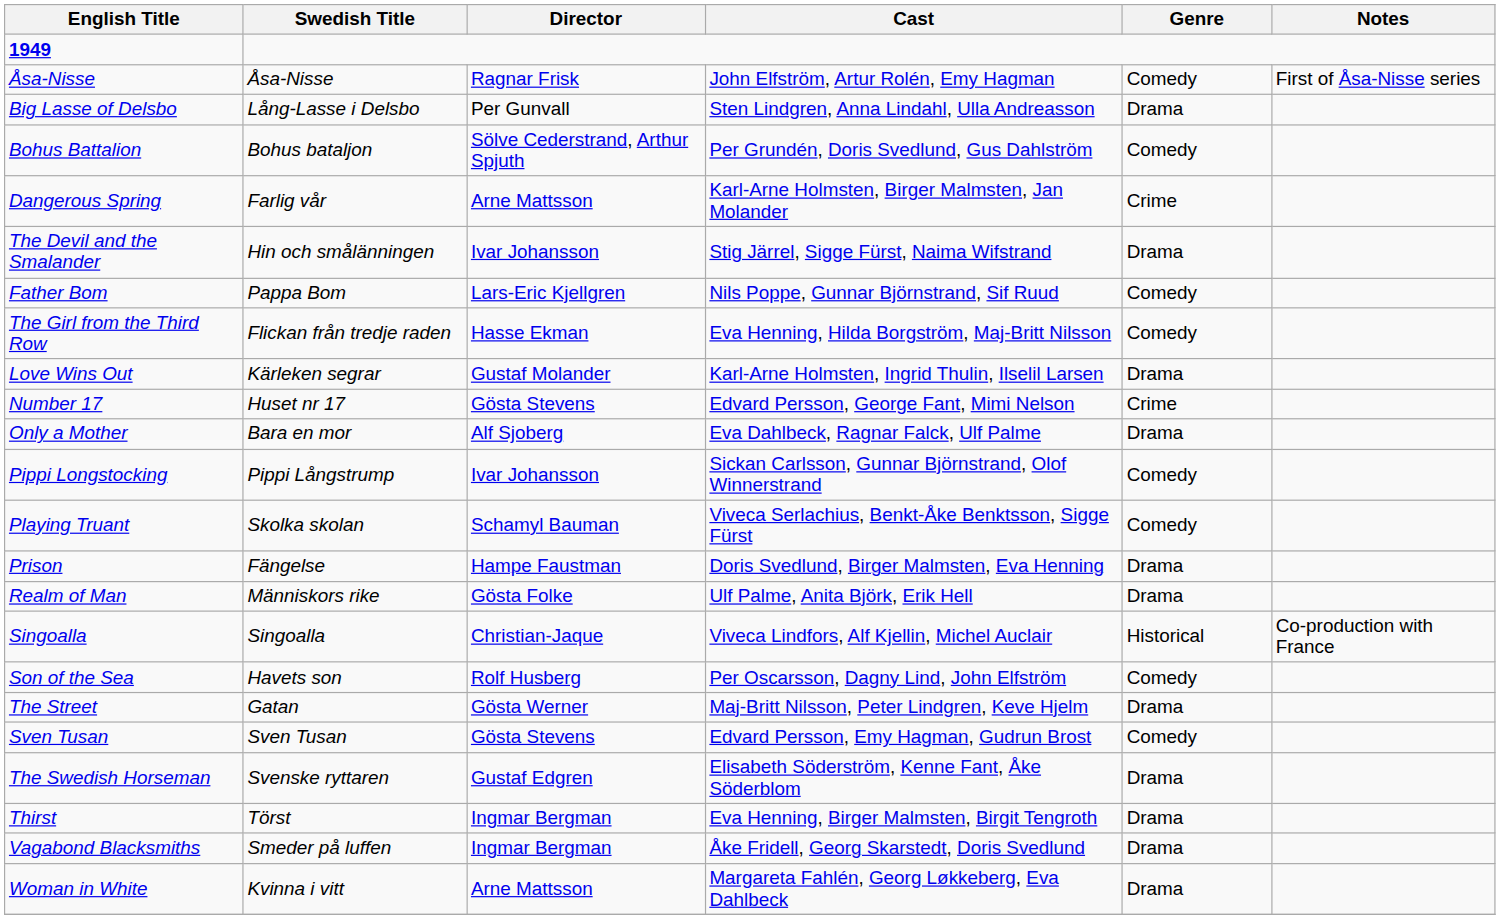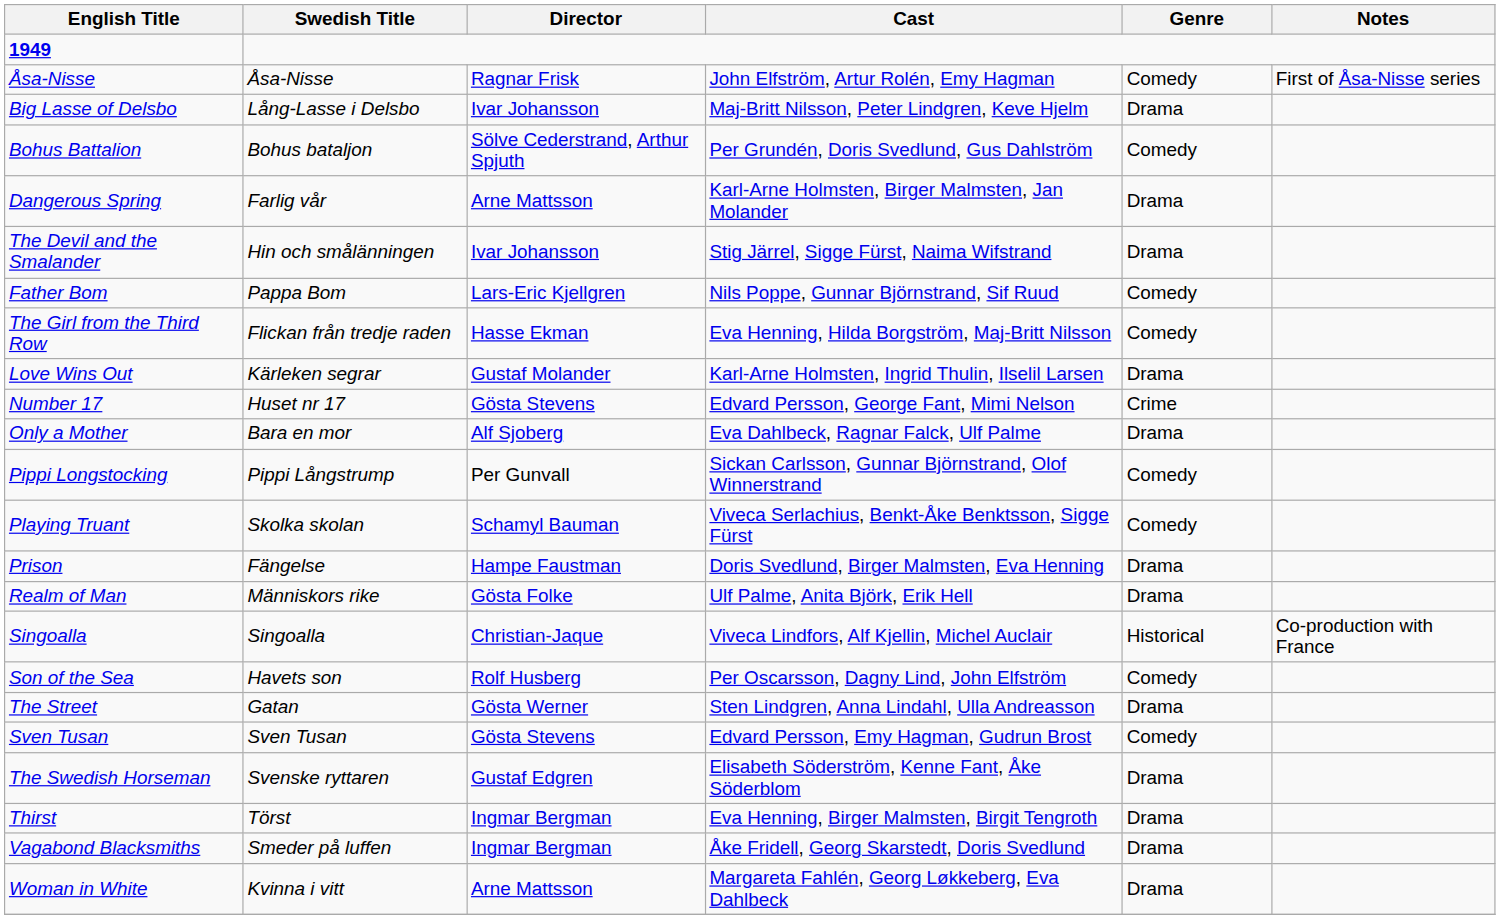(520, 109) Per Gunvall -> (535, 109) Ivar Johansson
(902, 109) Sten Lindgren, Anna Lindahl, Ulla Andreasson -> (899, 109) Maj-Britt Nilsson, Peter Lindgren, Keve Hjelm
(1152, 201) Crime -> (1155, 201) Drama
(535, 474) Ivar Johansson -> (520, 474) Per Gunvall
(899, 707) Maj-Britt Nilsson, Peter Lindgren, Keve Hjelm -> (902, 707) Sten Lindgren, Anna Lindahl, Ulla Andreasson
